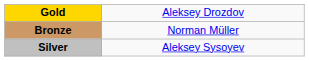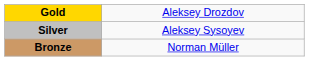rows swapped: (53, 47) <-> (53, 30)
